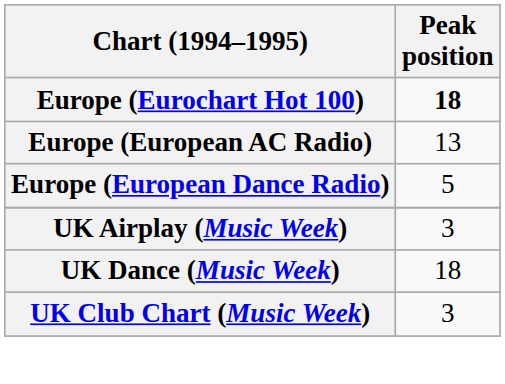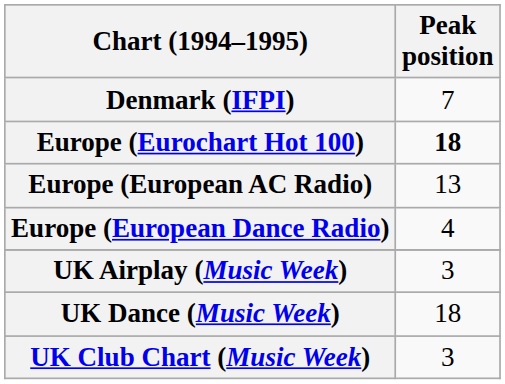+ row: (200, 99)
(448, 185) 5 -> (448, 227) 4
